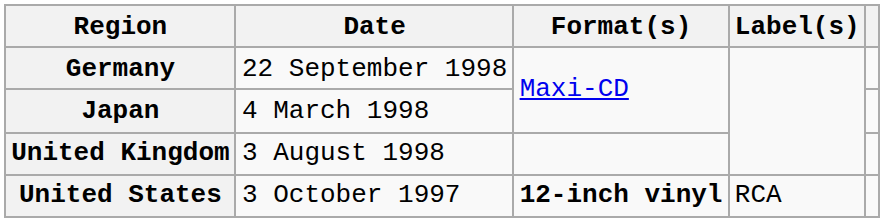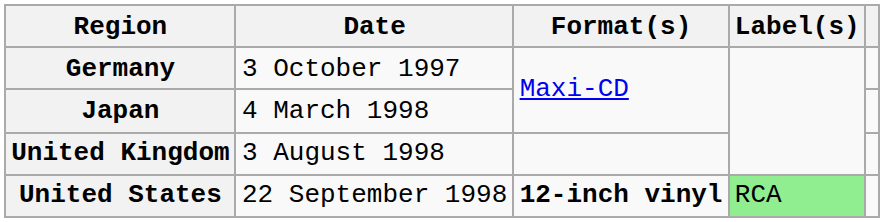(375, 69) 22 September 1998 -> (351, 69) 3 October 1997
(351, 196) 3 October 1997 -> (375, 196) 22 September 1998
(758, 196) no background -> (758, 196) lightgreen background
